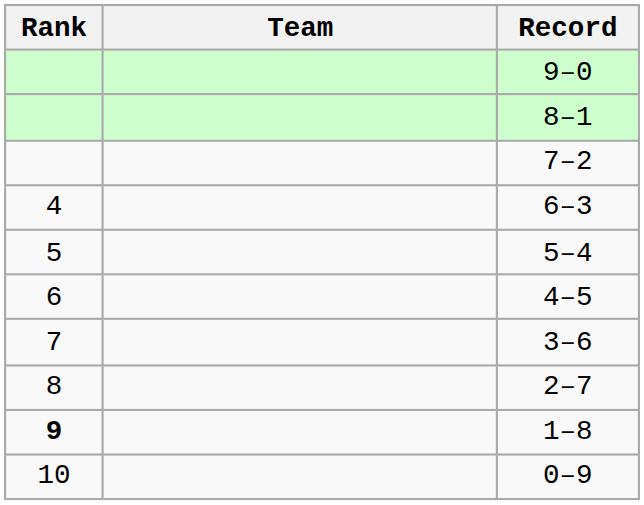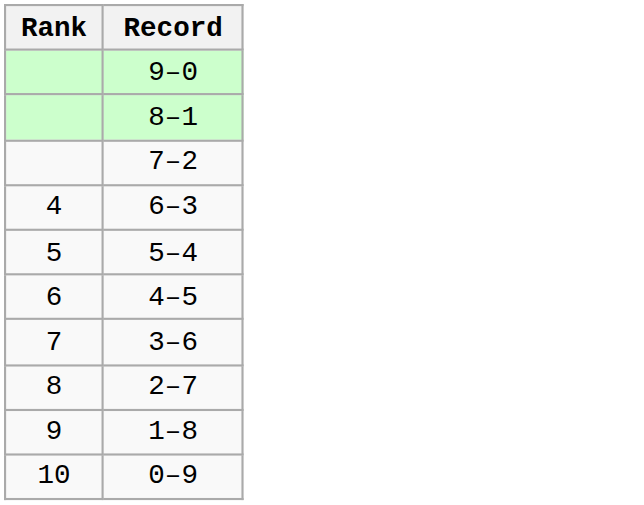- column: (300, 28)
(54, 432) bold -> (54, 432) normal
